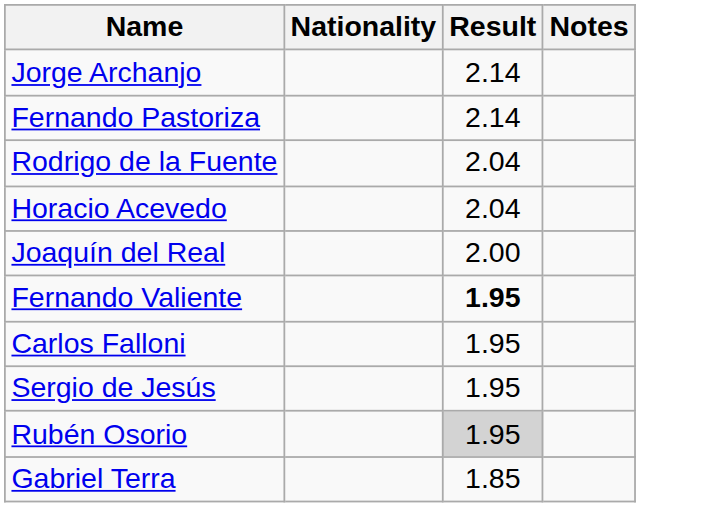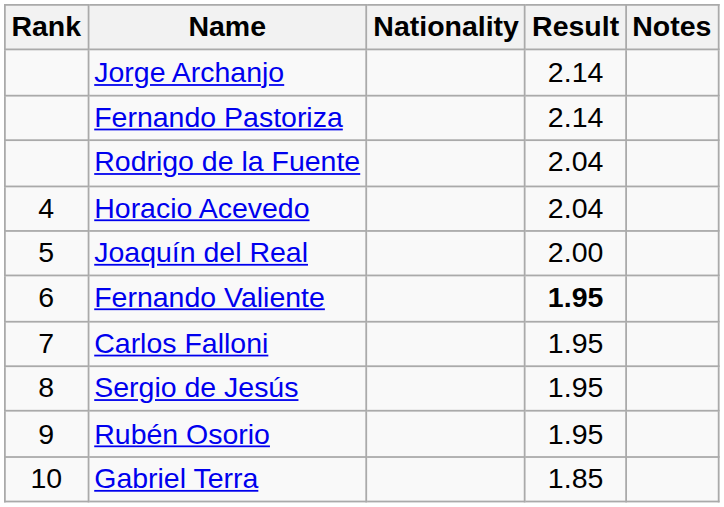+ column: (46, 27)
(493, 433) lightgrey background -> (576, 433) no background
